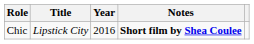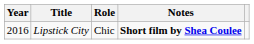columns swapped: (104, 13) <-> (17, 13)
